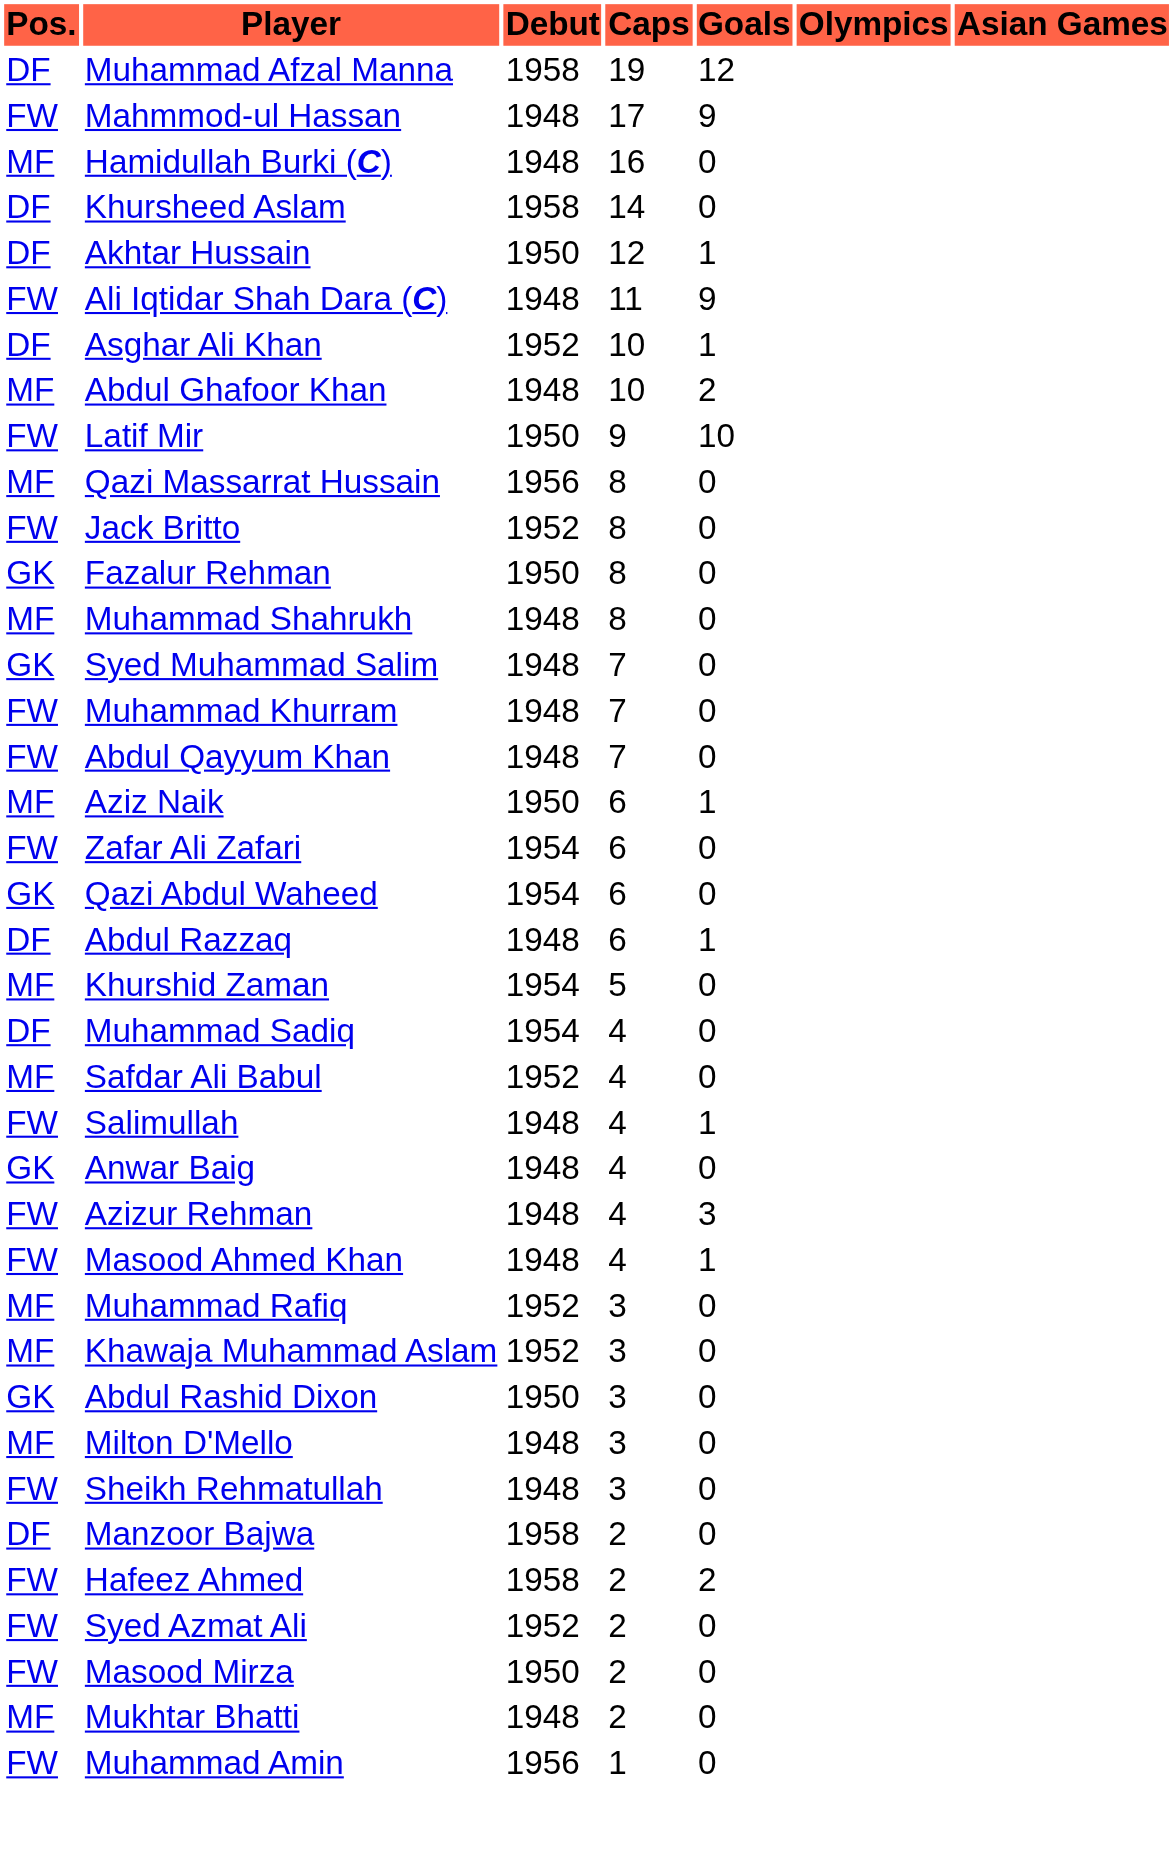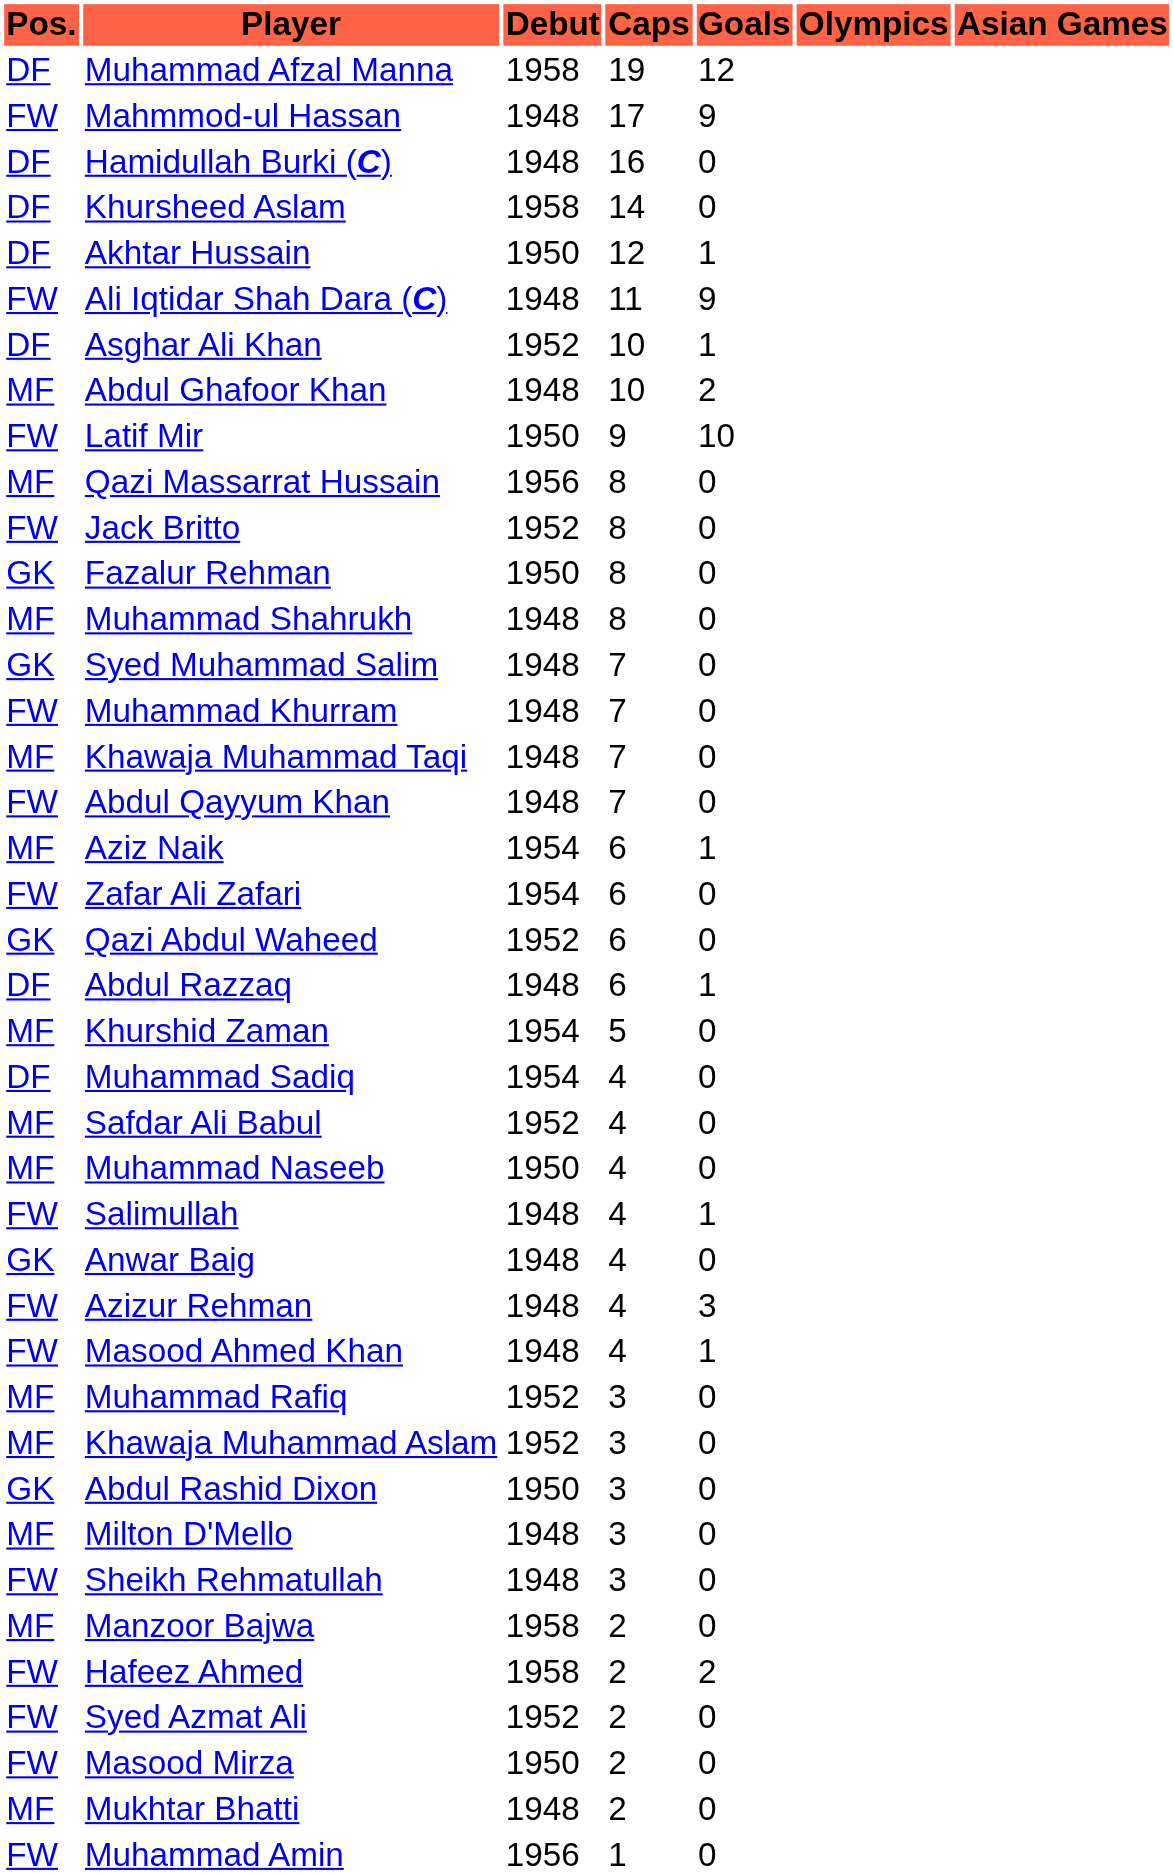(30, 161) MF -> (28, 161) DF
+ row: (276, 756)
(543, 802) 1950 -> (543, 848) 1954
(543, 893) 1954 -> (543, 939) 1952
+ row: (235, 1168)
(28, 1534) DF -> (30, 1626) MF
